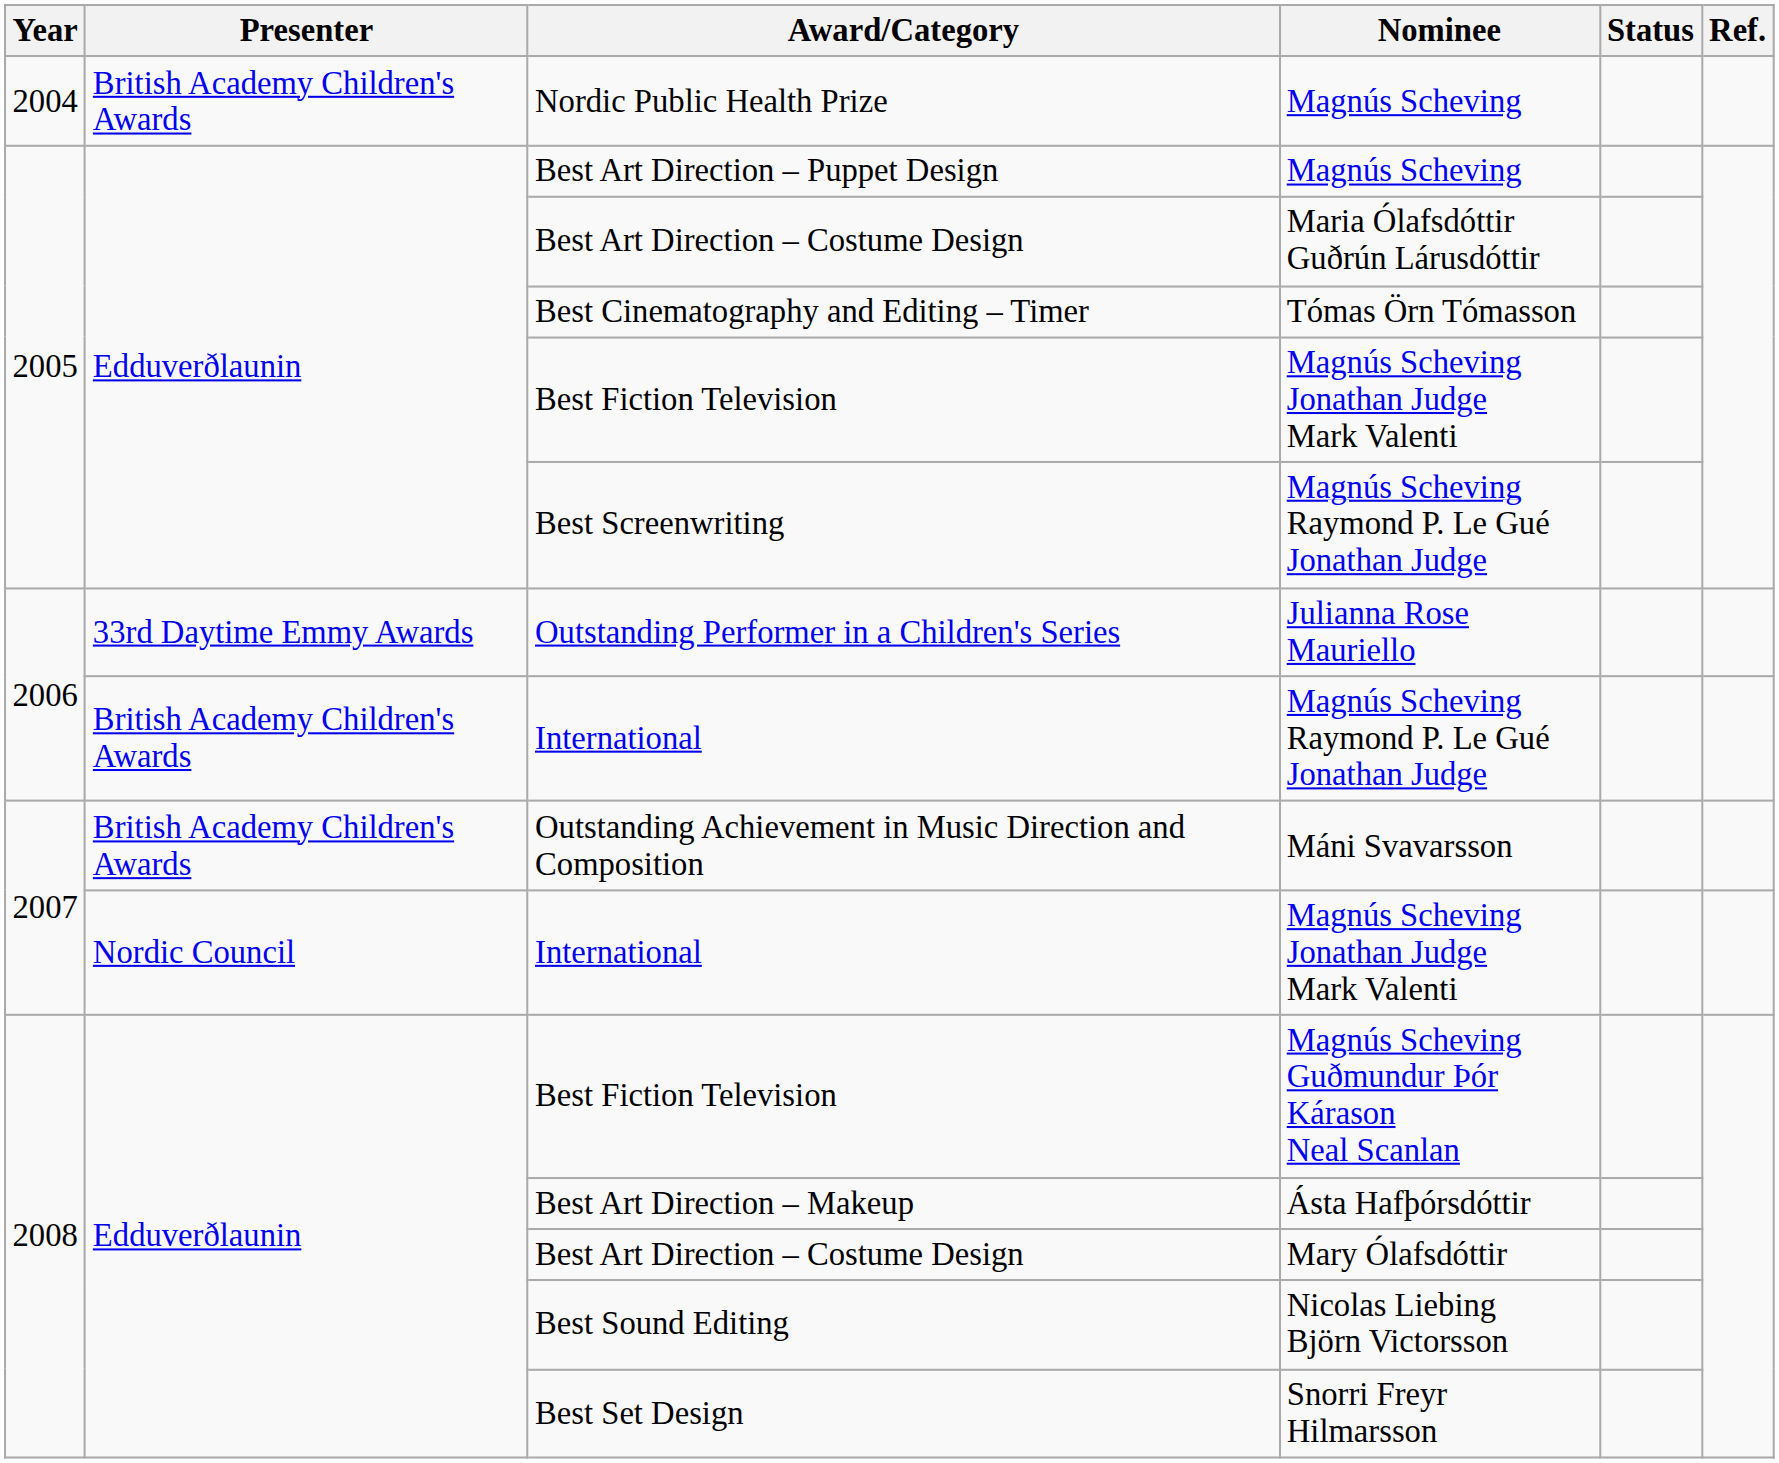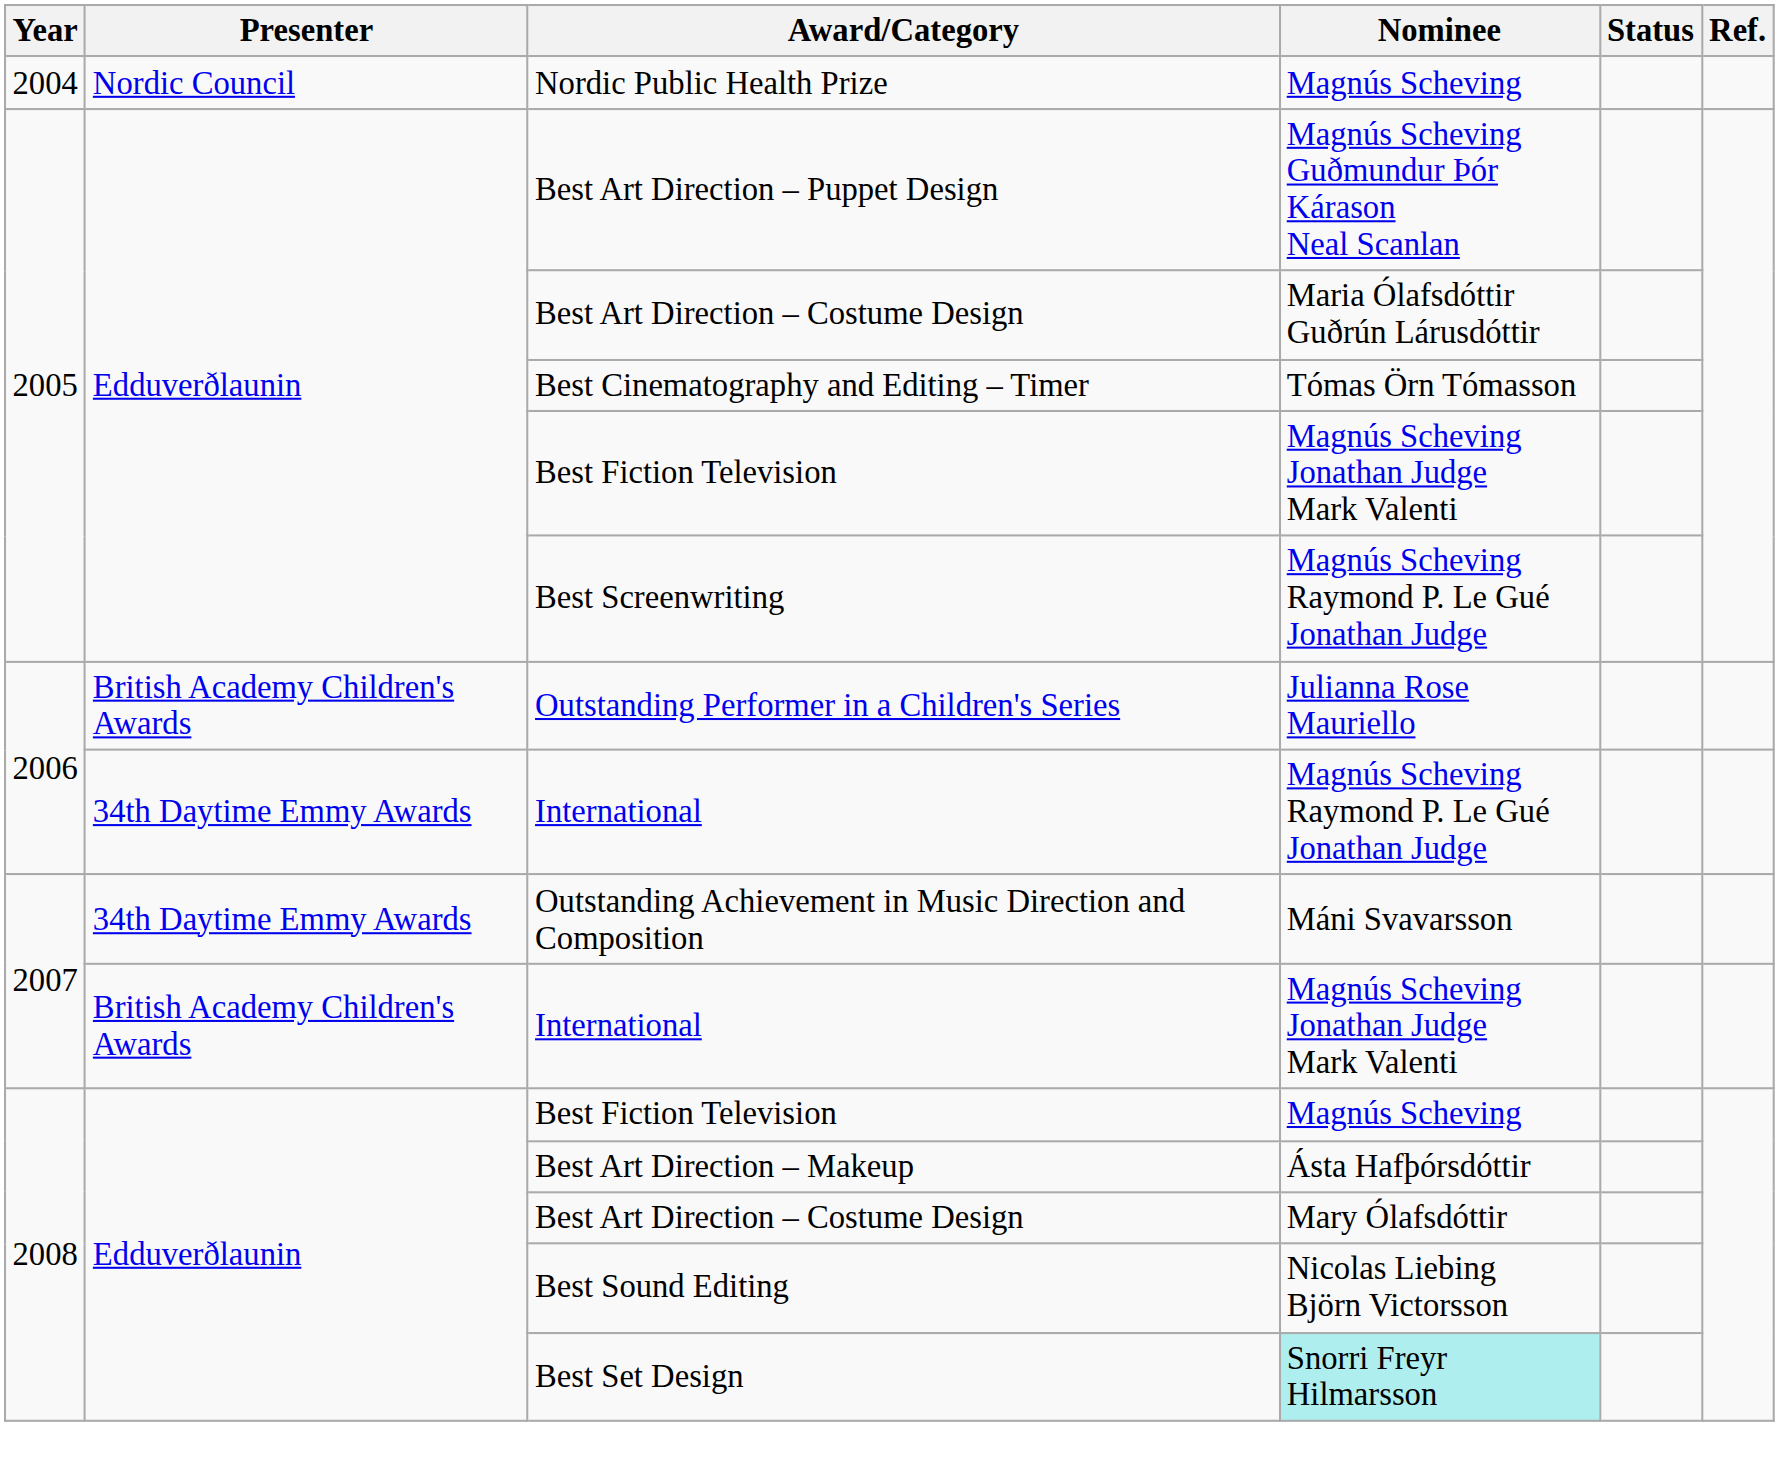(274, 100) British Academy Children's Awards -> (194, 82) Nordic Council
(1404, 170) Magnús Scheving -> (1404, 188) Magnús Scheving Guðmundur Þór Kárason Neal Scanlan
(283, 631) 33rd Daytime Emmy Awards -> (274, 704) British Academy Children's Awards
(274, 738) British Academy Children's Awards -> (282, 811) 34th Daytime Emmy Awards
(274, 845) British Academy Children's Awards -> (282, 918) 34th Daytime Emmy Awards
(194, 951) Nordic Council -> (274, 1025) British Academy Children's Awards
(1404, 1095) Magnús Scheving Guðmundur Þór Kárason Neal Scanlan -> (1404, 1113) Magnús Scheving
(1367, 1412) no background -> (1367, 1376) paleturquoise background
